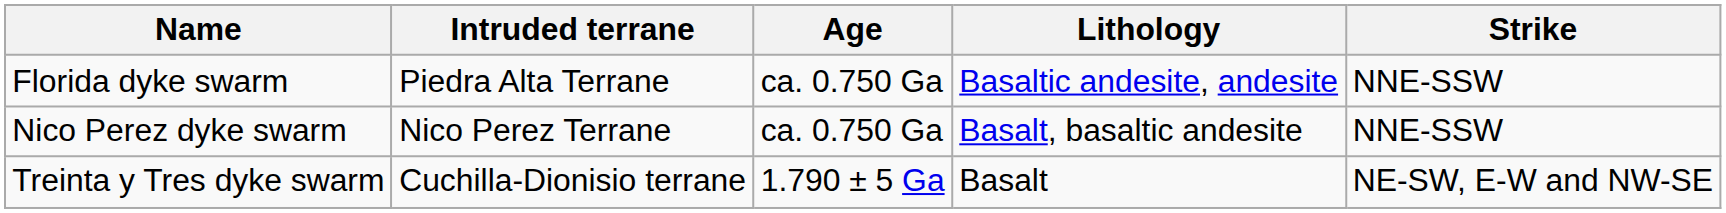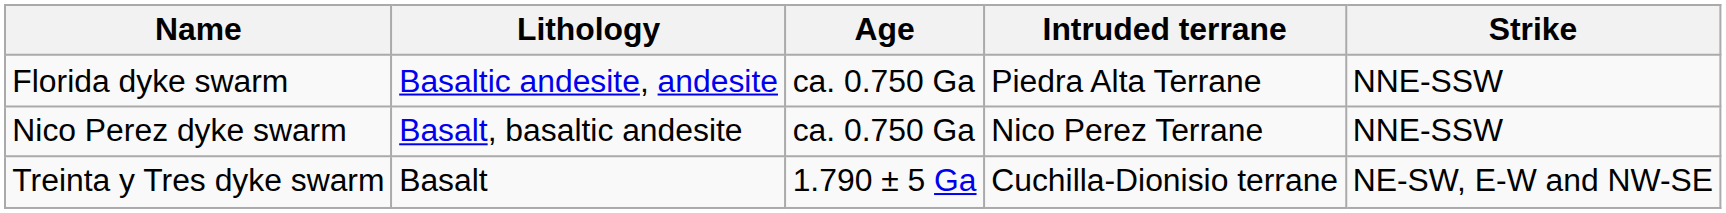columns swapped: (573, 29) <-> (1149, 29)
